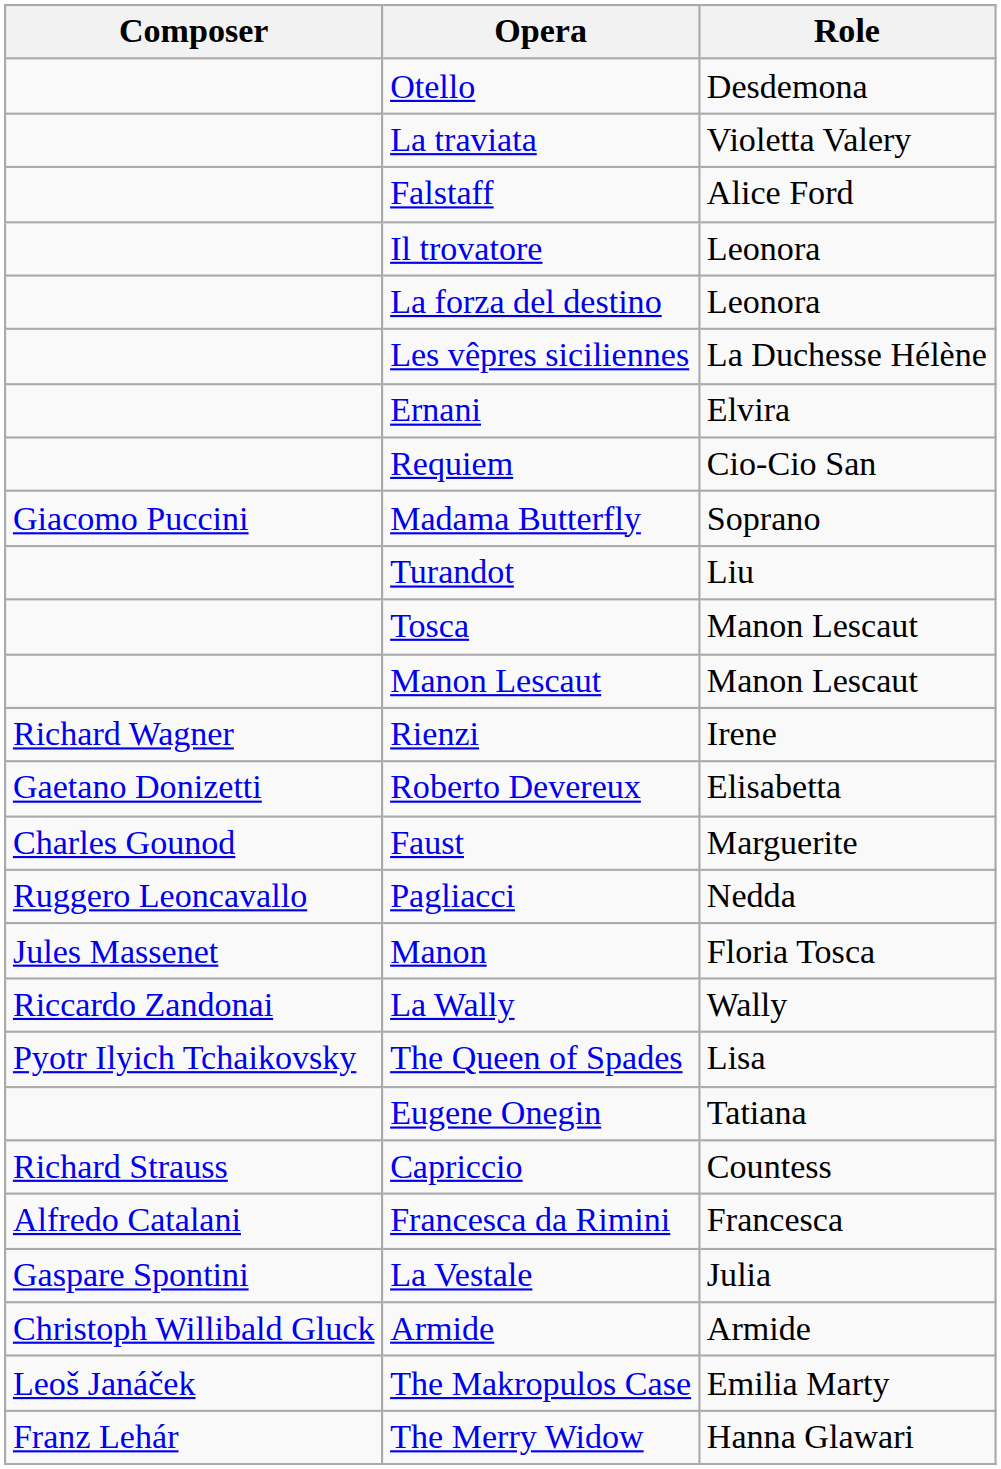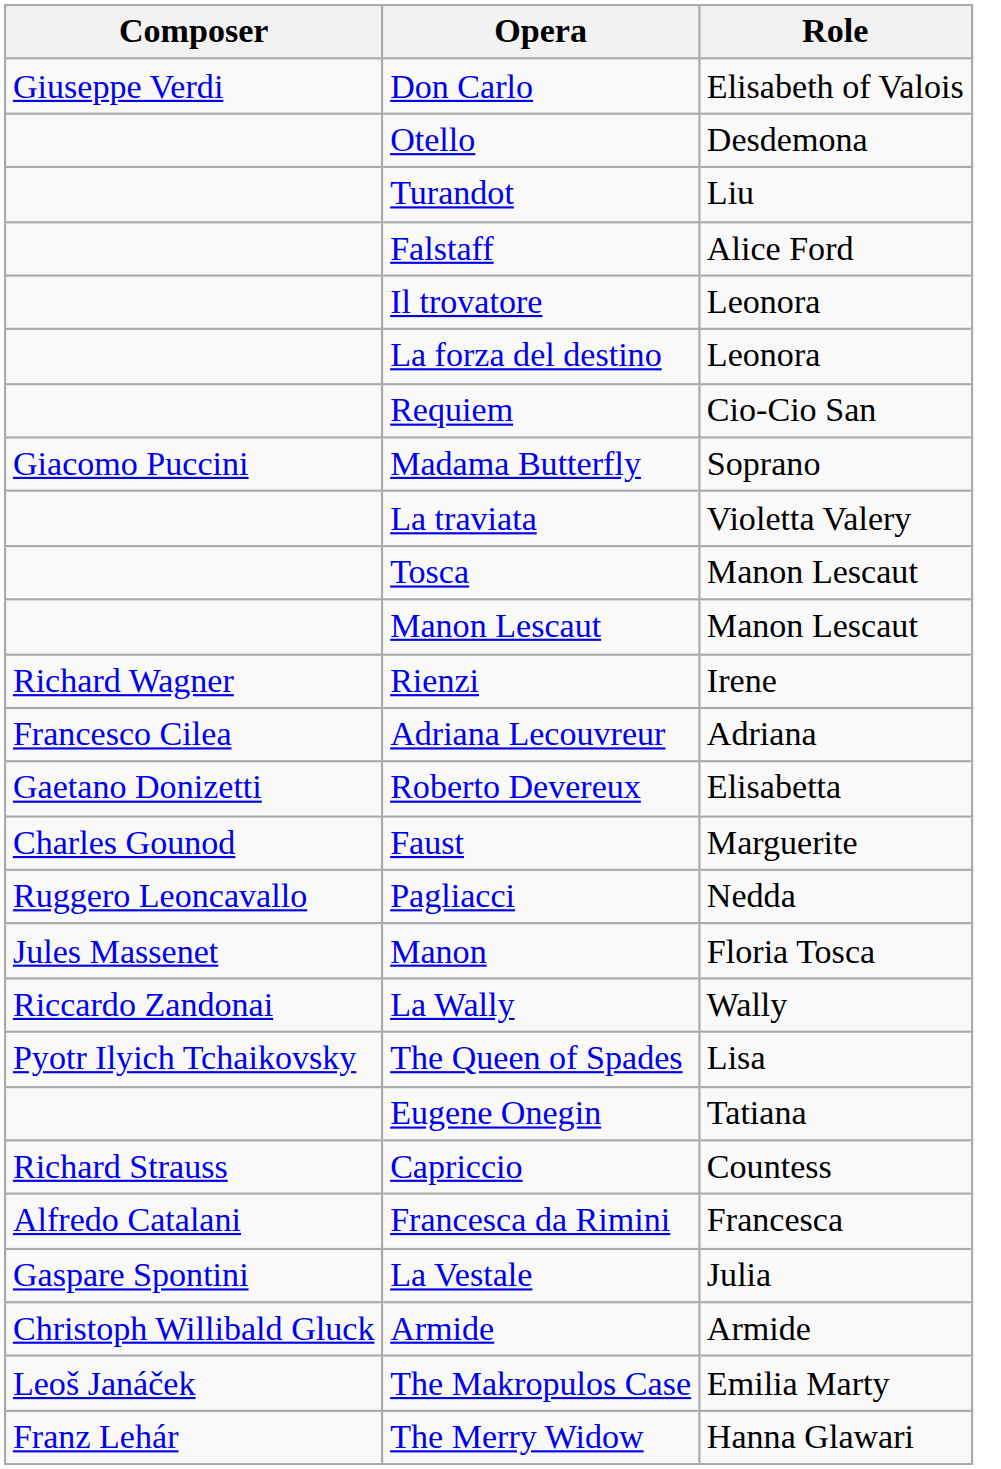+ row: (462, 85)
rows swapped: (463, 139) <-> (452, 572)
- row: (540, 355)
- row: (436, 409)
+ row: (528, 734)
